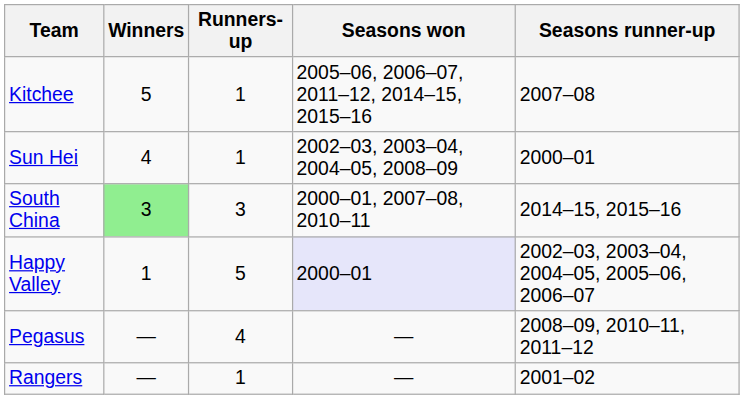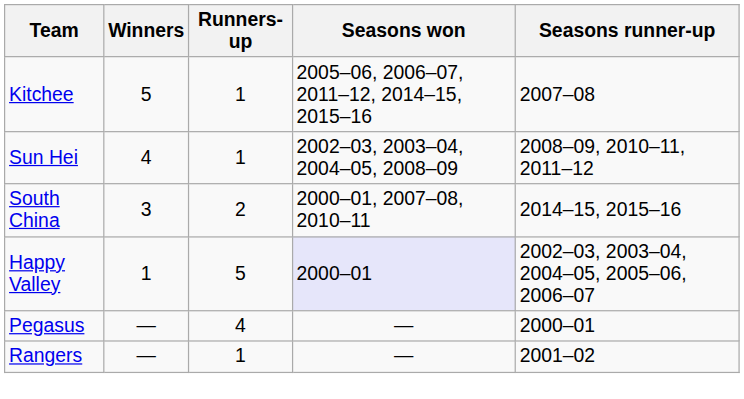(557, 157) 2000–01 -> (602, 157) 2008–09, 2010–11, 2011–12
(146, 209) lightgreen background -> (146, 209) no background
(240, 209) 3 -> (240, 209) 2
(602, 336) 2008–09, 2010–11, 2011–12 -> (557, 325) 2000–01
